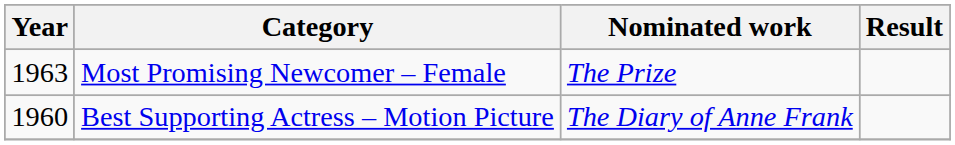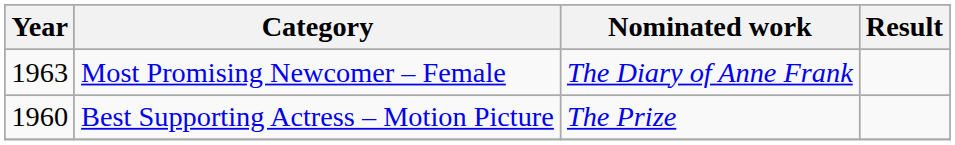(622, 71) The Prize -> (710, 71) The Diary of Anne Frank
(710, 116) The Diary of Anne Frank -> (622, 116) The Prize
